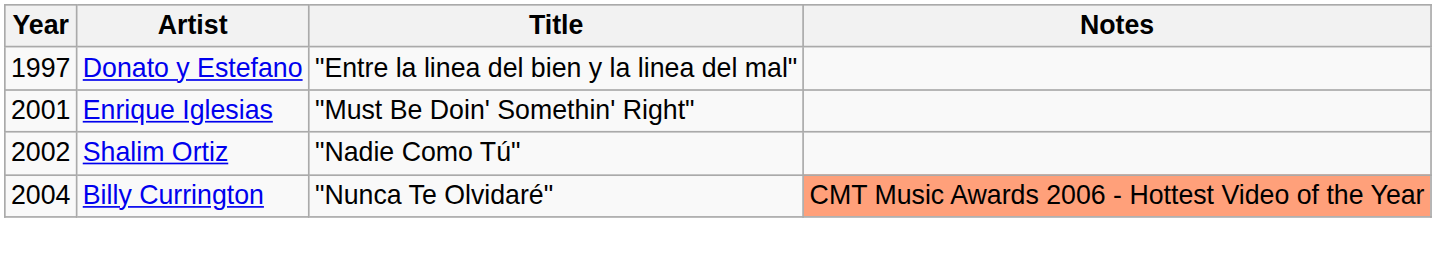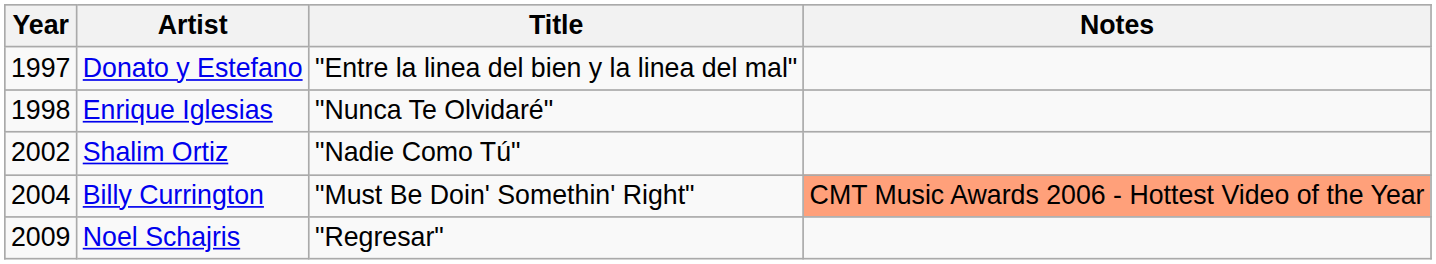(41, 110) 2001 -> (41, 110) 1998
(505, 110) "Must Be Doin' Somethin' Right" -> (434, 110) "Nunca Te Olvidaré"
(434, 195) "Nunca Te Olvidaré" -> (505, 195) "Must Be Doin' Somethin' Right"
+ row: (161, 237)
